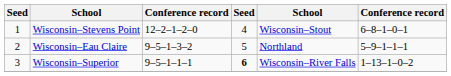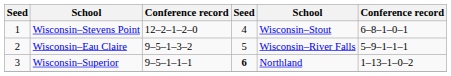(281, 46) Northland -> (308, 46) Wisconsin–River Falls
(308, 63) Wisconsin–River Falls -> (281, 63) Northland
